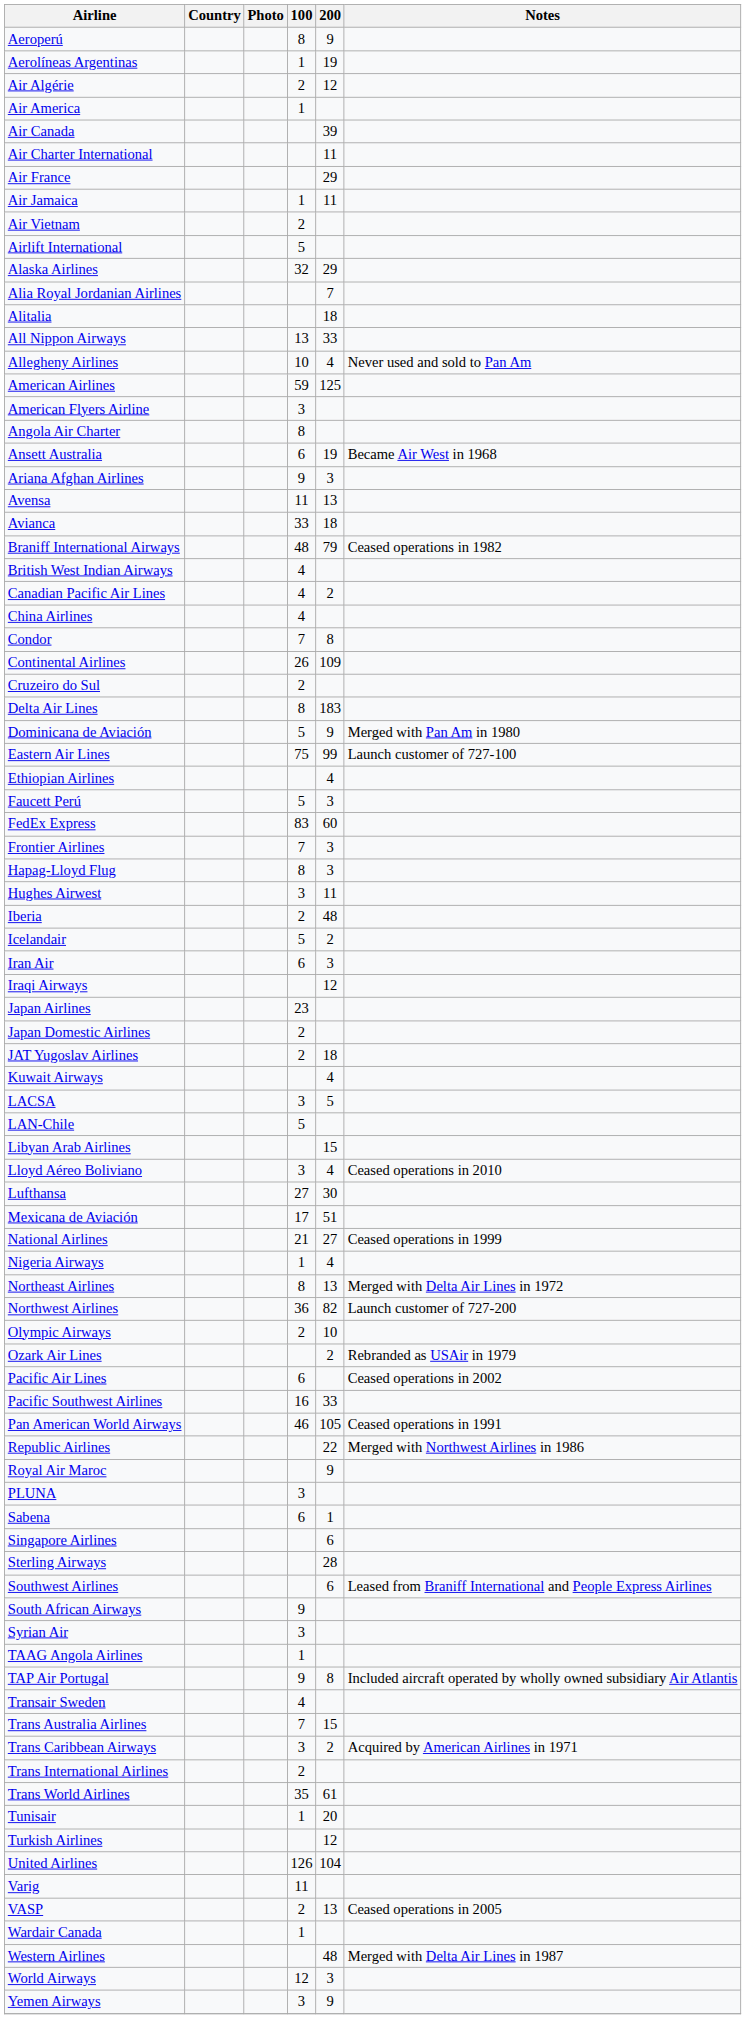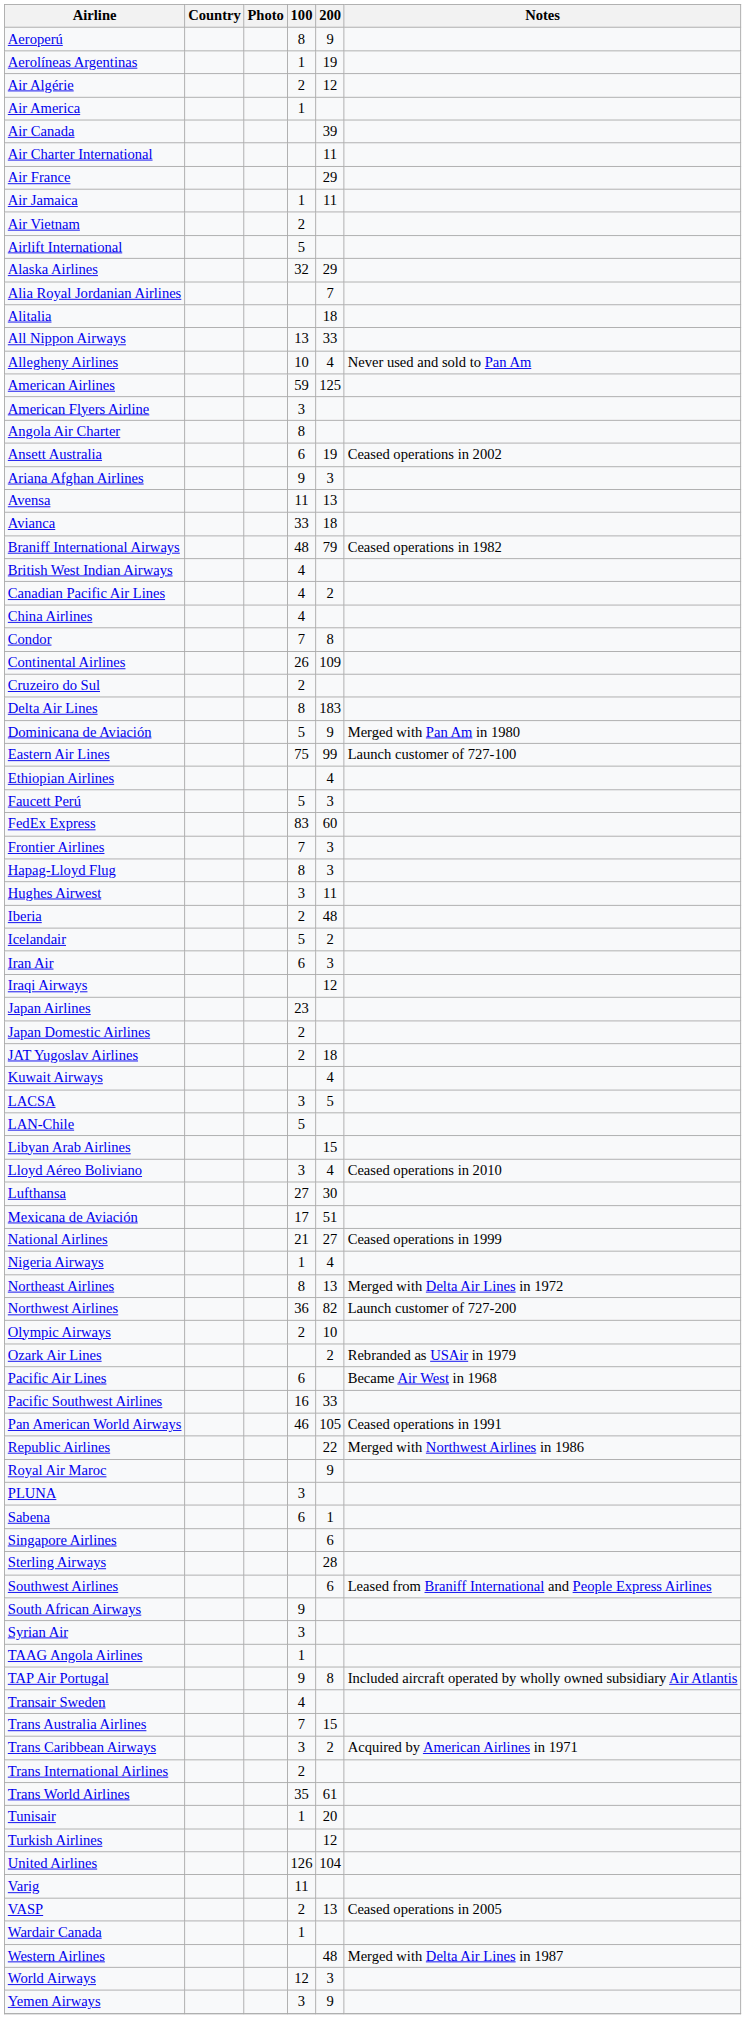(422, 454) Became Air West in 1968 -> (425, 454) Ceased operations in 2002
(425, 1378) Ceased operations in 2002 -> (422, 1378) Became Air West in 1968
